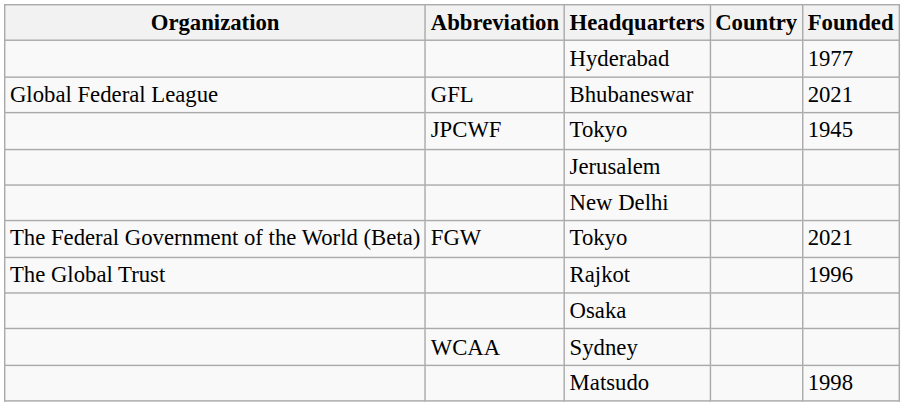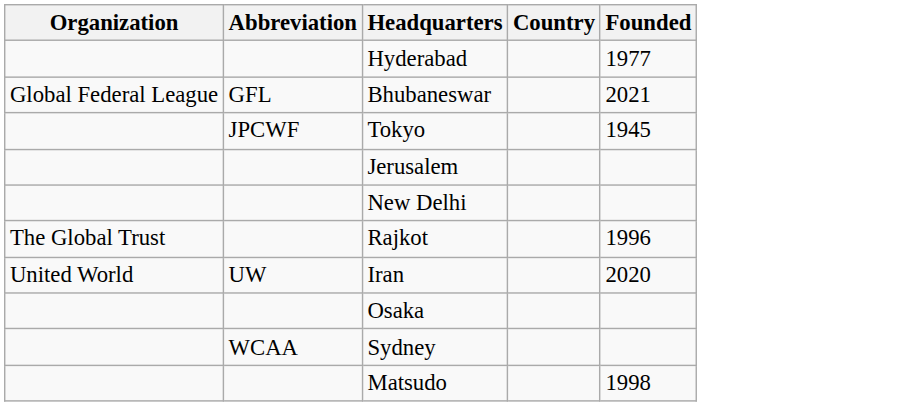- row: (456, 238)
+ row: (248, 274)
